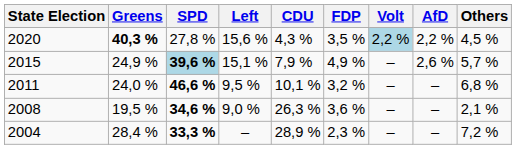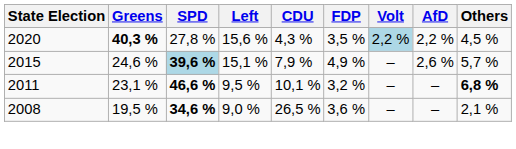(135, 62) 24,9 % -> (135, 62) 24,6 %
(135, 86) 24,0 % -> (135, 86) 23,1 %
(479, 86) normal -> (479, 86) bold
(298, 109) 26,3 % -> (298, 109) 26,5 %
- row: (24, 132)
